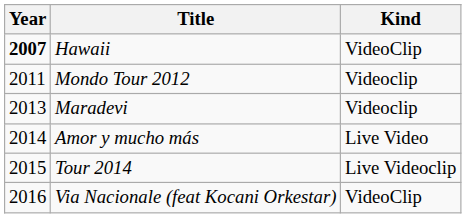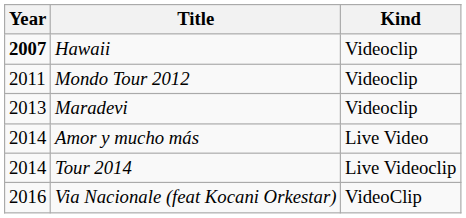(383, 49) VideoClip -> (381, 49) Videoclip
(28, 167) 2015 -> (28, 167) 2014
